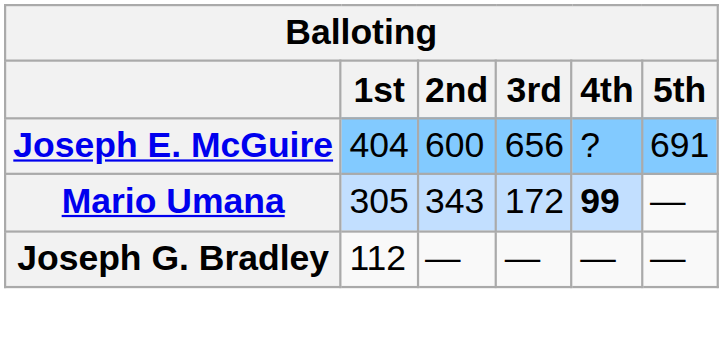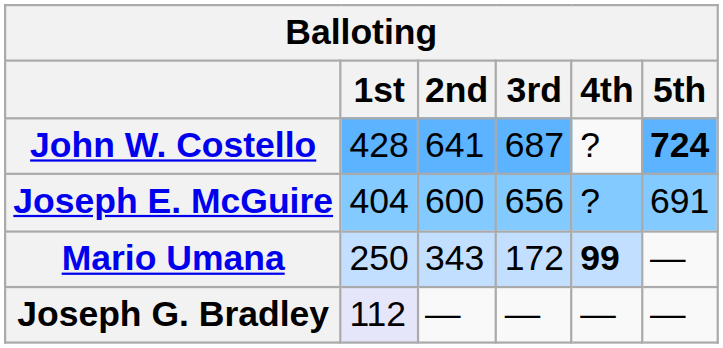+ row: (173, 145)
(379, 201) 305 -> (379, 257) 250
(378, 257) no background -> (378, 314) lavender background
